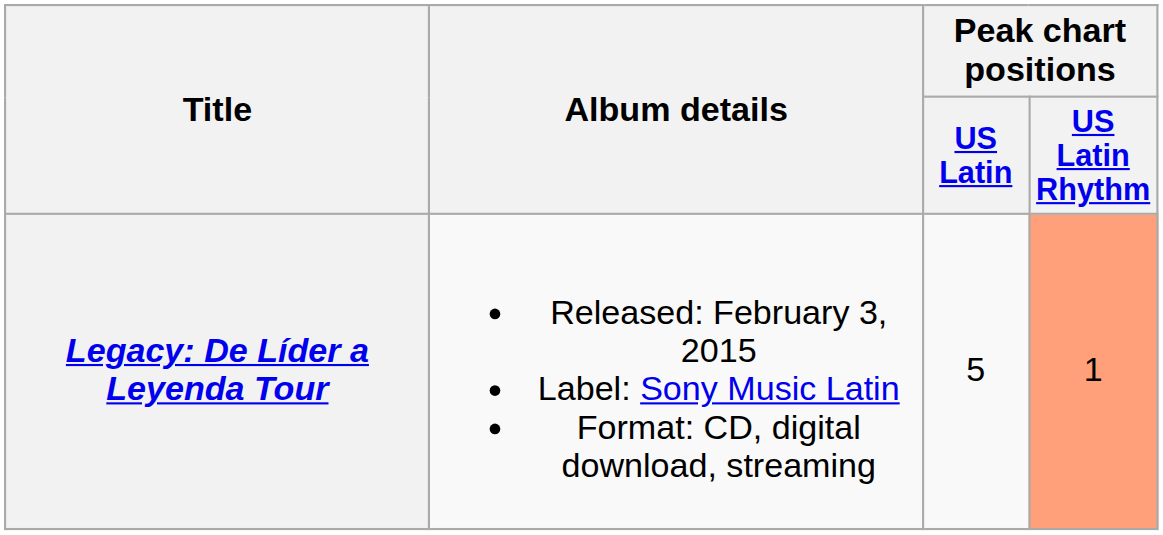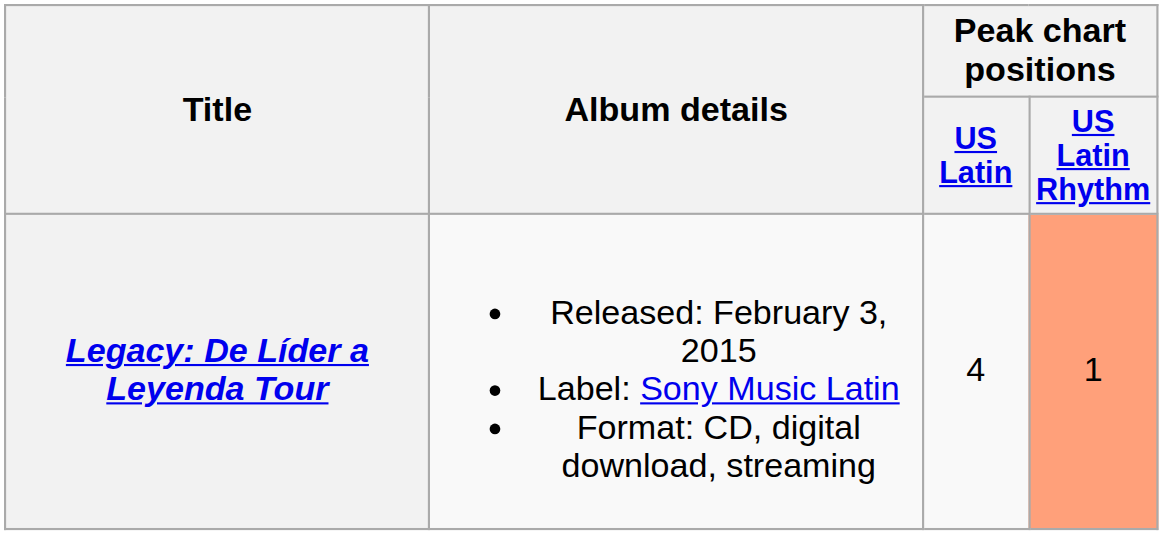(976, 370) 5 -> (976, 370) 4
